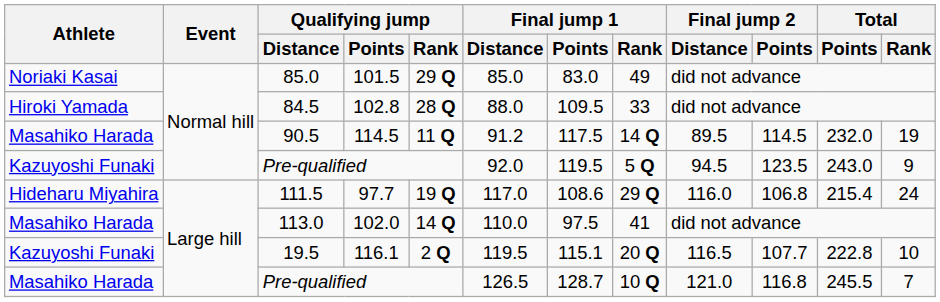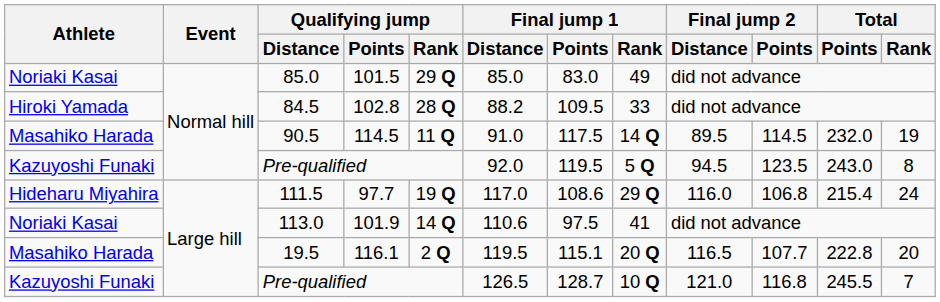(505, 107) 88.0 -> (505, 107) 88.2
(505, 136) 91.2 -> (505, 136) 91.0
(909, 165) 9 -> (909, 165) 8
(81, 223) Masahiko Harada -> (63, 223) Noriaki Kasai
(376, 223) 102.0 -> (376, 223) 101.9
(505, 223) 110.0 -> (505, 223) 110.6
(82, 253) Kazuyoshi Funaki -> (81, 253) Masahiko Harada
(909, 253) 10 -> (909, 253) 20
(81, 282) Masahiko Harada -> (82, 282) Kazuyoshi Funaki
